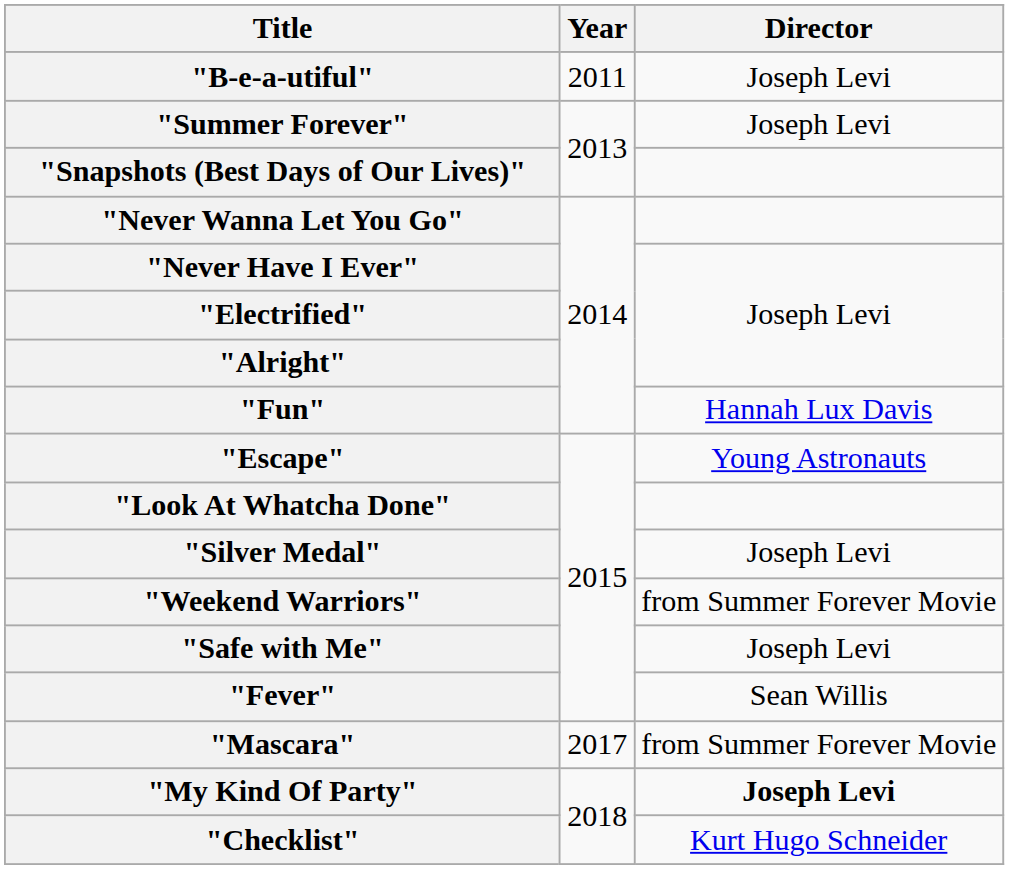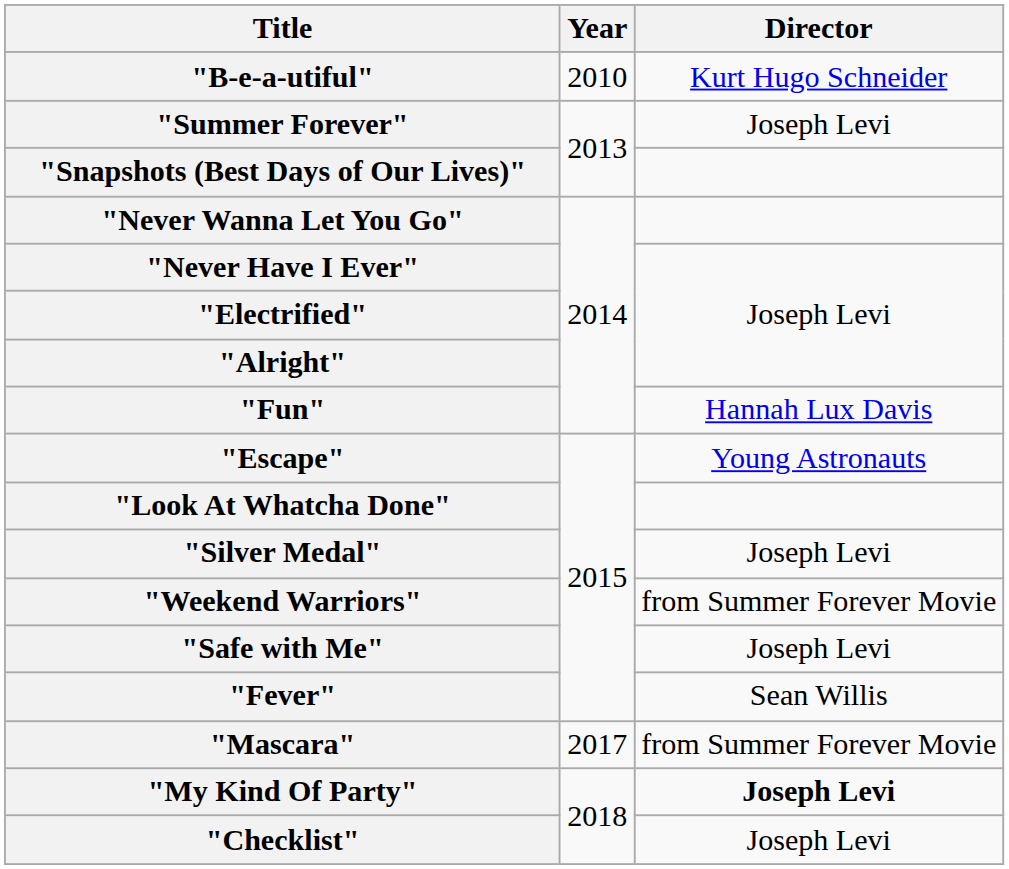(597, 76) 2011 -> (597, 76) 2010
(819, 76) Joseph Levi -> (819, 76) Kurt Hugo Schneider
(819, 839) Kurt Hugo Schneider -> (819, 839) Joseph Levi
